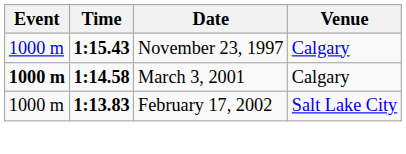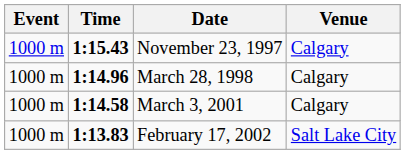+ row: (195, 76)
(37, 76) bold -> (36, 105) normal
